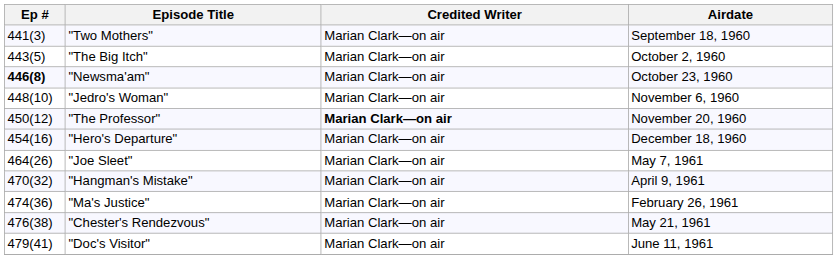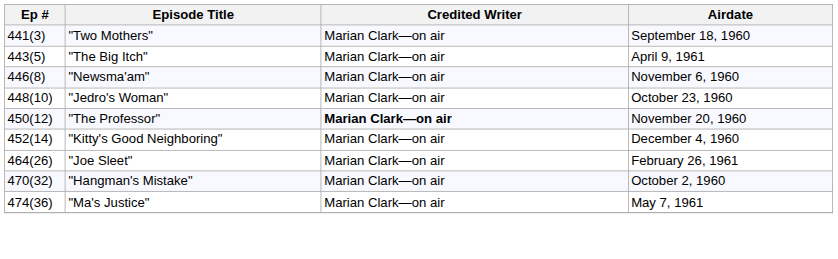(678, 56) October 2, 1960 -> (668, 56) April 9, 1961
(26, 77) bold -> (26, 77) normal
(682, 77) October 23, 1960 -> (685, 77) November 6, 1960
(685, 98) November 6, 1960 -> (682, 98) October 23, 1960
+ row: (145, 139)
- row: (123, 139)
(667, 160) May 7, 1961 -> (685, 160) February 26, 1961
(668, 181) April 9, 1961 -> (678, 181) October 2, 1960
(685, 202) February 26, 1961 -> (667, 202) May 7, 1961
- row: (139, 222)
- row: (109, 243)
